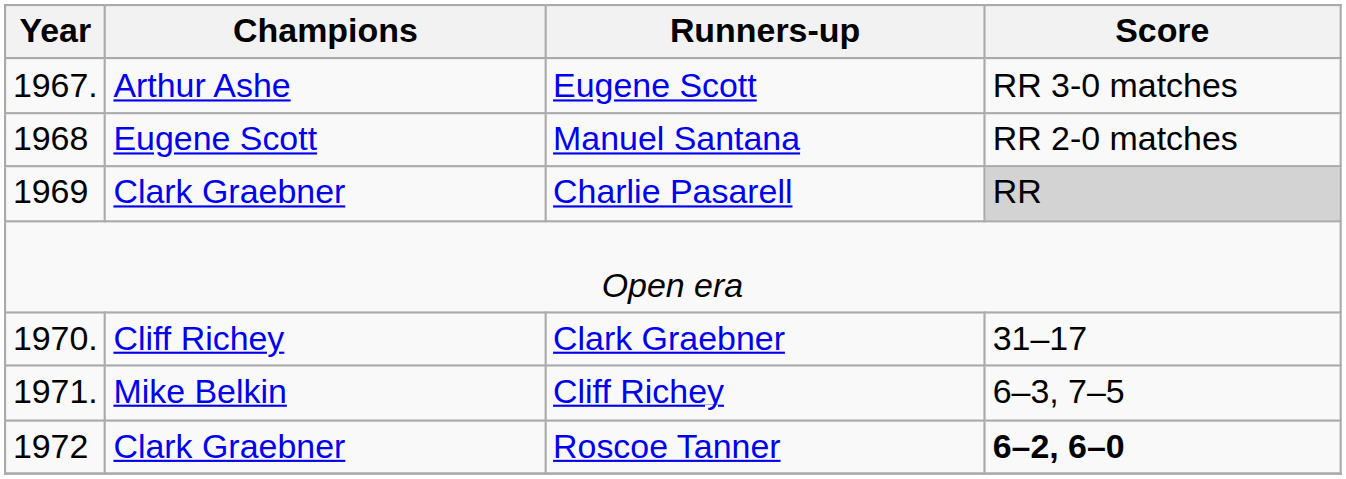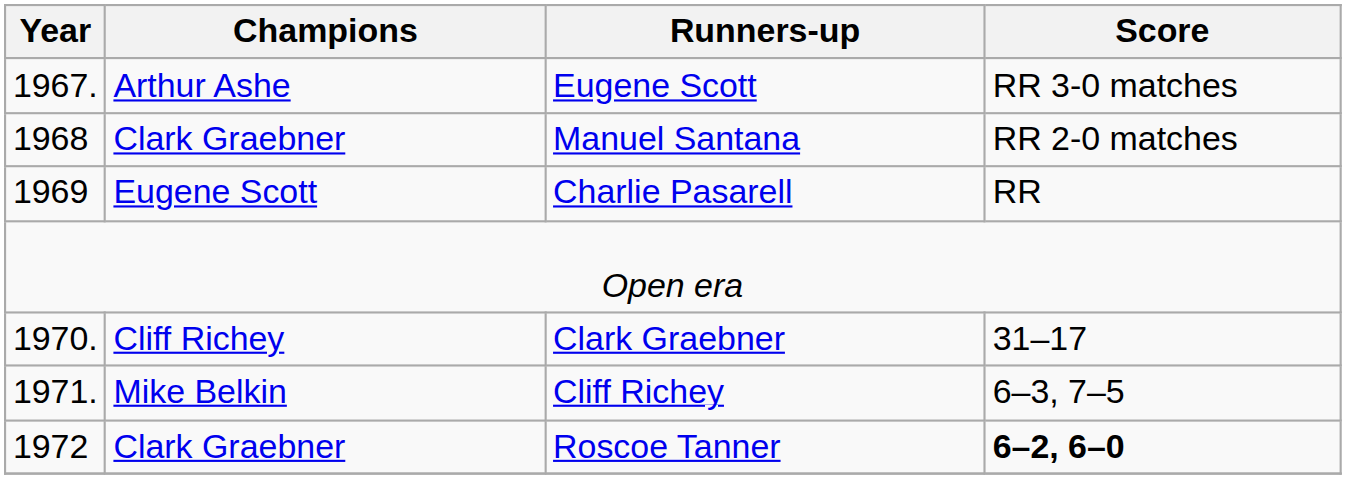(215, 138) Eugene Scott -> (229, 138) Clark Graebner
(229, 192) Clark Graebner -> (215, 192) Eugene Scott
(1017, 192) lightgrey background -> (1017, 192) no background
